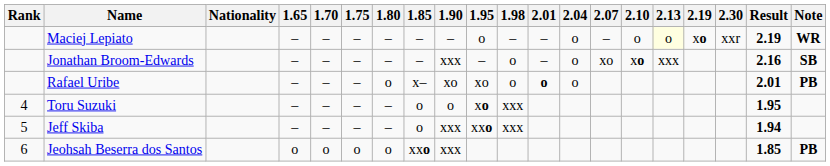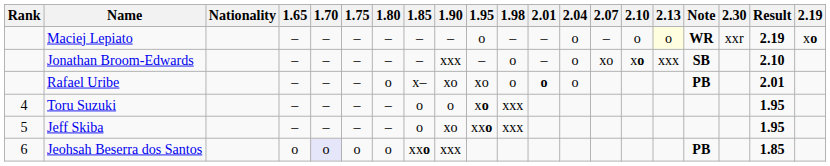columns swapped: (700, 15) <-> (808, 15)
(769, 60) 2.16 -> (772, 60) 2.10
(451, 127) xxx -> (451, 127) xo
(769, 127) 1.94 -> (772, 127) 1.95
(326, 149) no background -> (326, 149) lavender background
